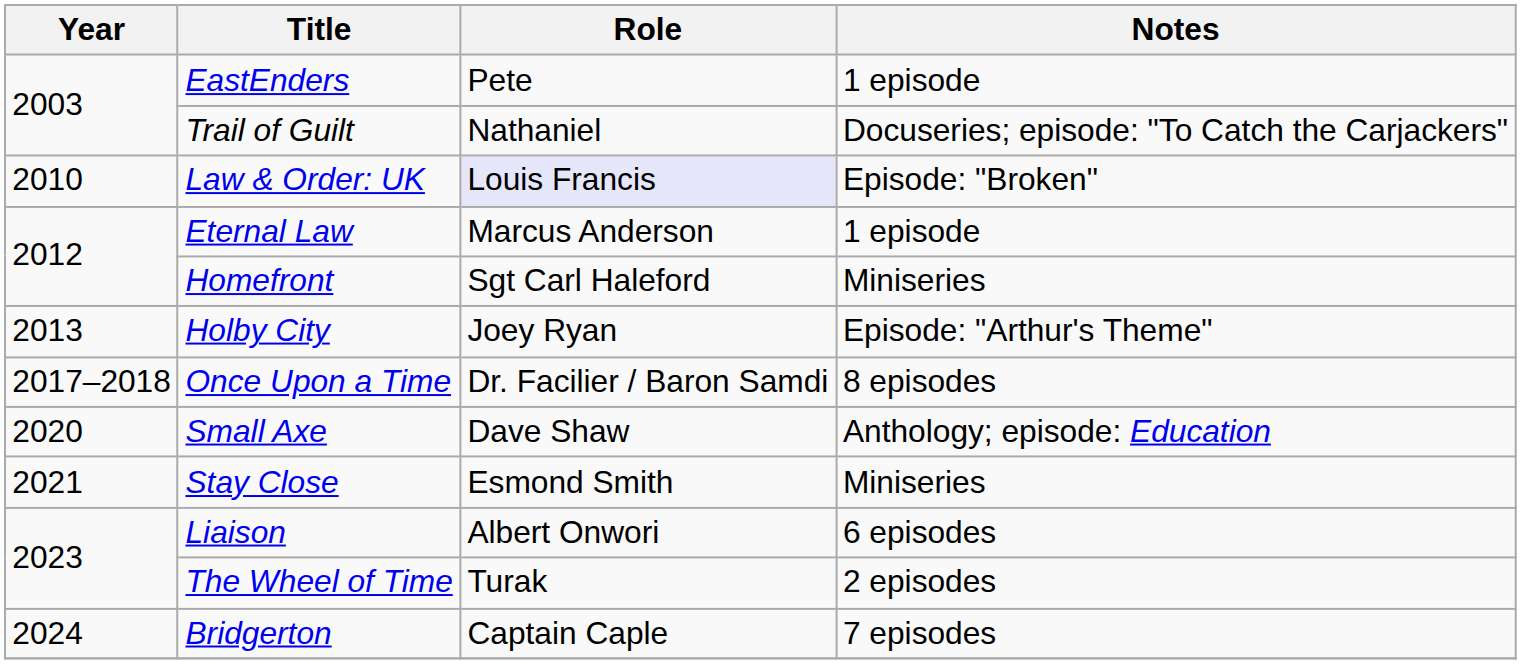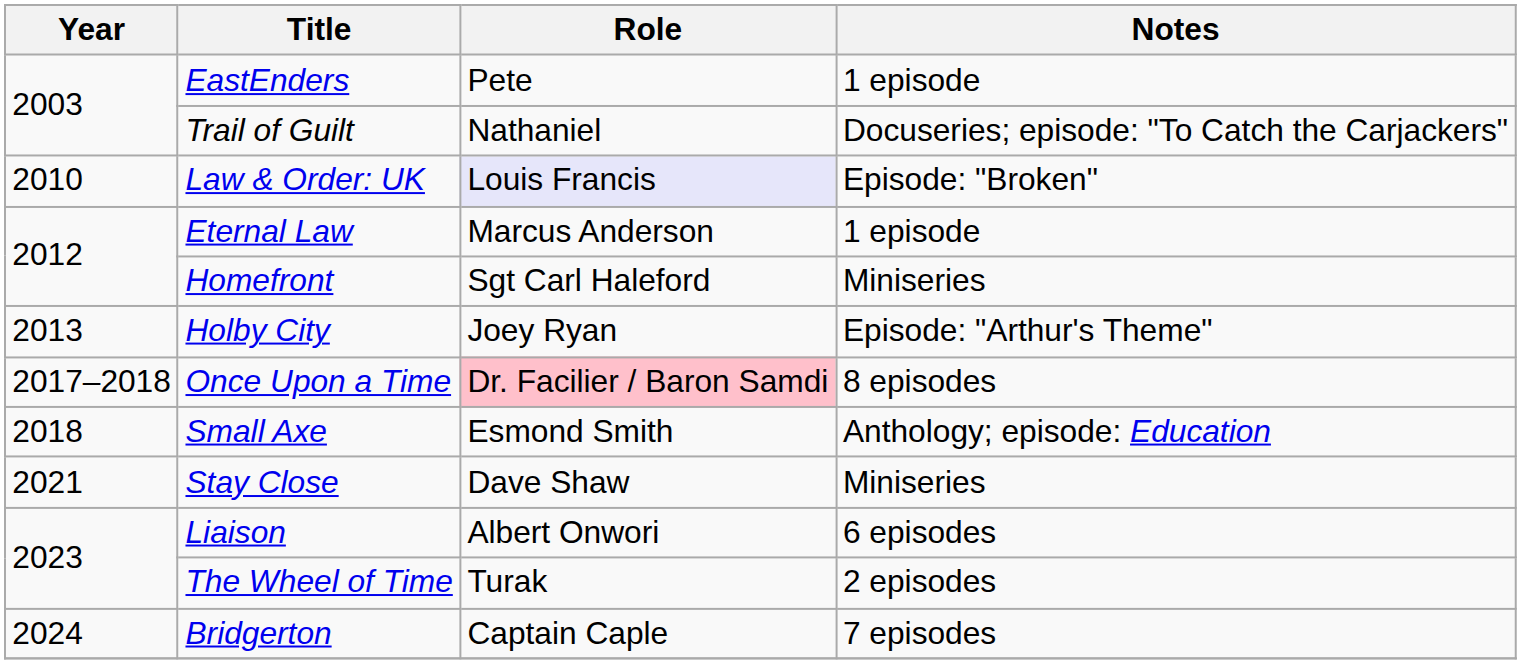(648, 381) no background -> (648, 381) pink background
(48, 431) 2020 -> (48, 431) 2018
(548, 431) Dave Shaw -> (570, 431) Esmond Smith
(570, 481) Esmond Smith -> (548, 481) Dave Shaw
